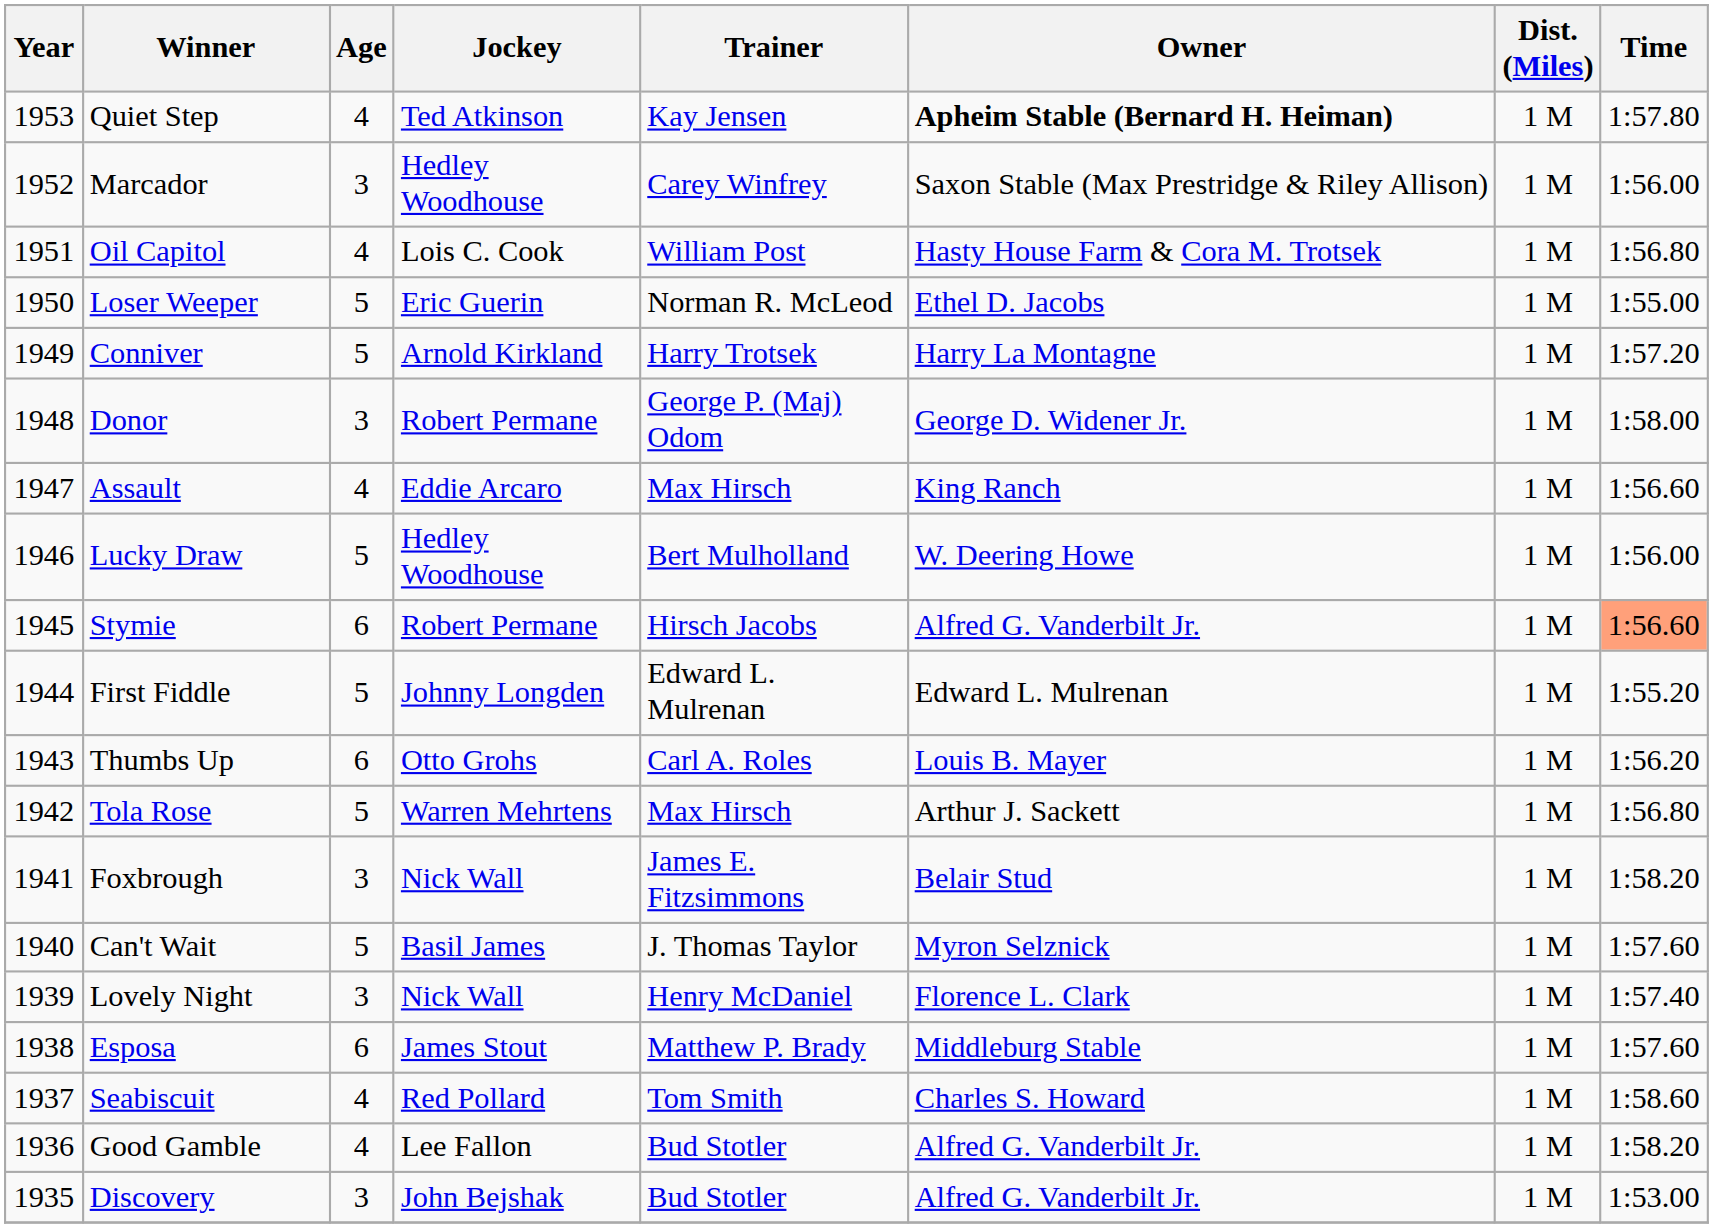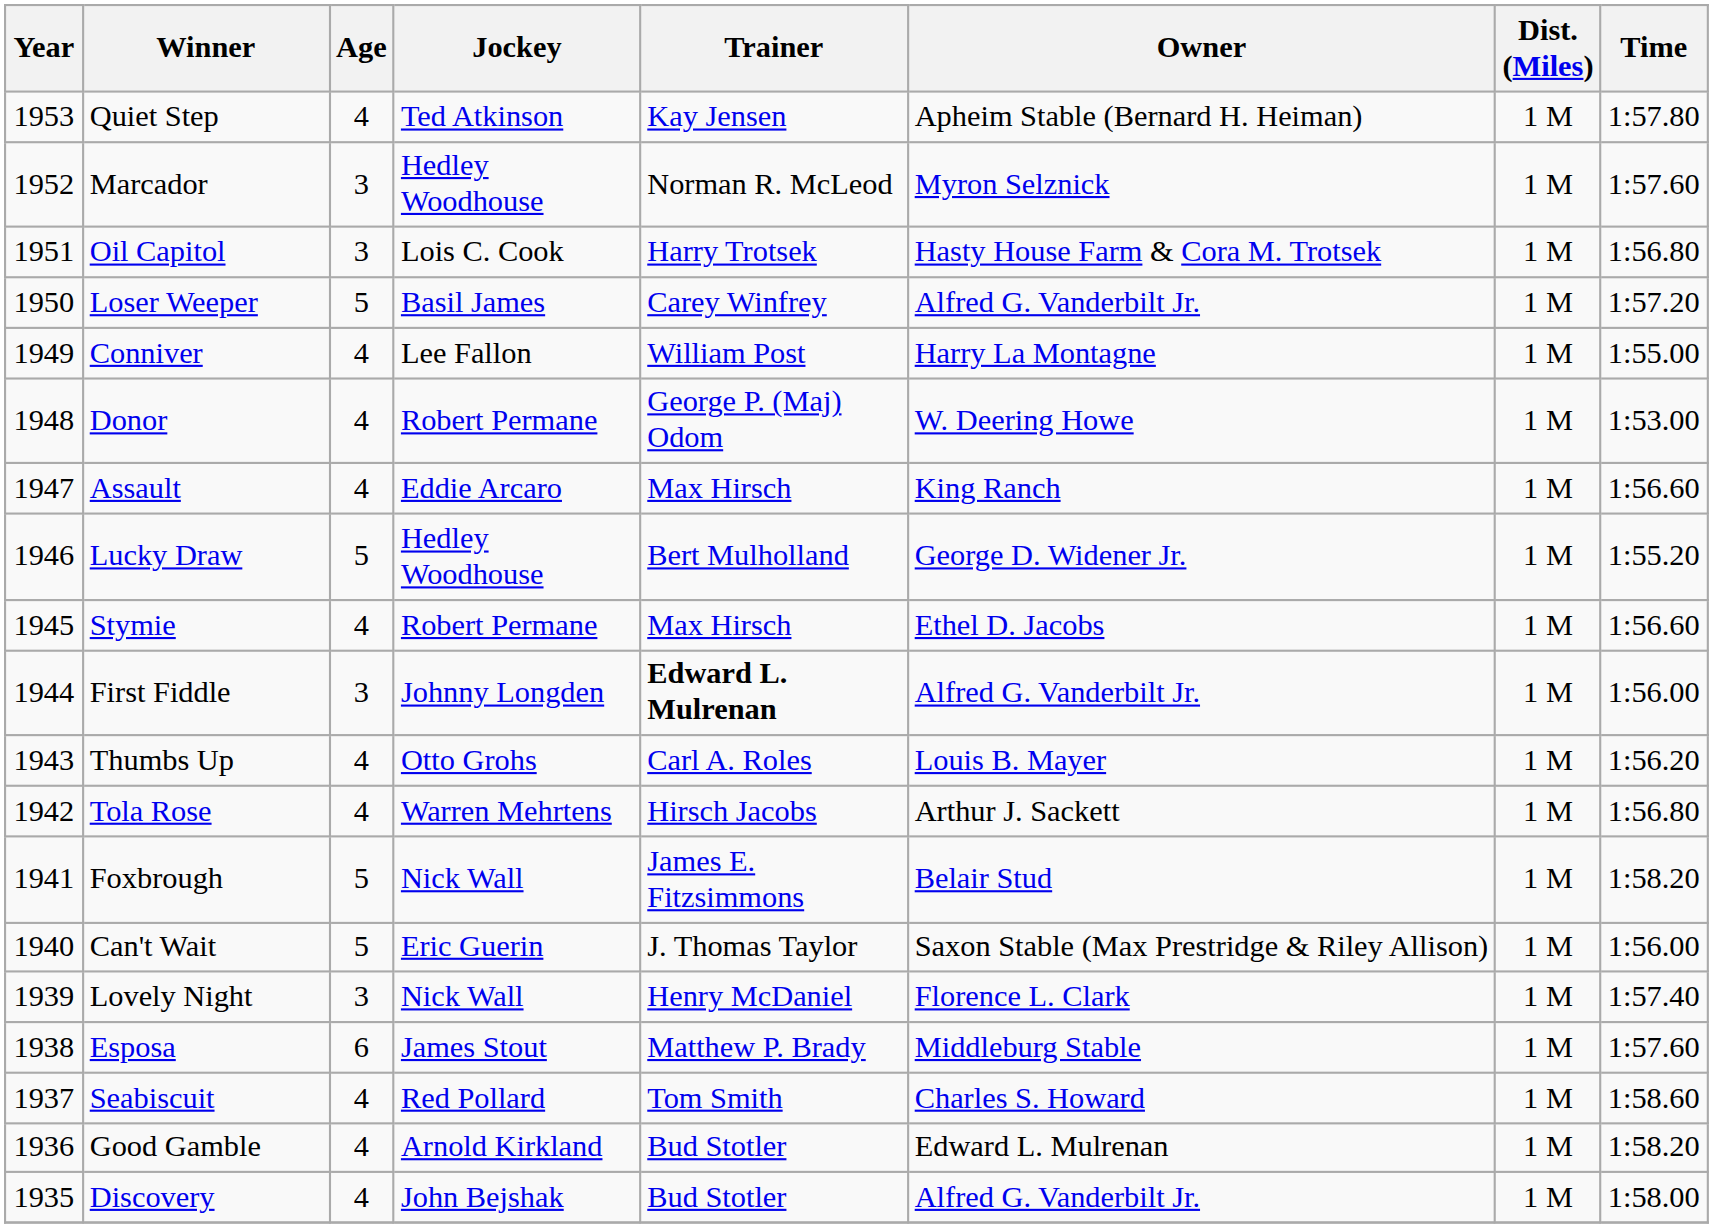(1154, 115) bold -> (1139, 115) normal
(737, 183) Carey Winfrey -> (770, 183) Norman R. McLeod
(1201, 183) Saxon Stable (Max Prestridge & Riley Allison) -> (1012, 183) Myron Selznick
(1654, 183) 1:56.00 -> (1654, 183) 1:57.60
(361, 252) 4 -> (361, 252) 3
(726, 252) William Post -> (732, 252) Harry Trotsek
(472, 302) Eric Guerin -> (473, 302) Basil James
(770, 302) Norman R. McLeod -> (737, 302) Carey Winfrey
(1010, 302) Ethel D. Jacobs -> (1057, 302) Alfred G. Vanderbilt Jr.
(1654, 302) 1:55.00 -> (1654, 302) 1:57.20
(361, 352) 5 -> (361, 352) 4
(502, 352) Arnold Kirkland -> (466, 352) Lee Fallon
(732, 352) Harry Trotsek -> (726, 352) William Post
(1654, 352) 1:57.20 -> (1654, 352) 1:55.00
(361, 420) 3 -> (361, 420) 4
(1051, 420) George D. Widener Jr. -> (1024, 420) W. Deering Howe
(1654, 420) 1:58.00 -> (1654, 420) 1:53.00
(1024, 556) W. Deering Howe -> (1051, 556) George D. Widener Jr.
(1654, 556) 1:56.00 -> (1654, 556) 1:55.20
(361, 624) 6 -> (361, 624) 4
(732, 624) Hirsch Jacobs -> (719, 624) Max Hirsch
(1057, 624) Alfred G. Vanderbilt Jr. -> (1010, 624) Ethel D. Jacobs
(1654, 624) lightsalmon background -> (1654, 624) no background
(361, 692) 5 -> (361, 692) 3
(711, 692) normal -> (717, 692) bold
(1042, 692) Edward L. Mulrenan -> (1057, 692) Alfred G. Vanderbilt Jr.
(1654, 692) 1:55.20 -> (1654, 692) 1:56.00
(361, 760) 6 -> (361, 760) 4
(361, 810) 5 -> (361, 810) 4
(719, 810) Max Hirsch -> (732, 810) Hirsch Jacobs
(361, 878) 3 -> (361, 878) 5
(473, 946) Basil James -> (472, 946) Eric Guerin
(1012, 946) Myron Selznick -> (1201, 946) Saxon Stable (Max Prestridge & Riley Allison)
(1654, 946) 1:57.60 -> (1654, 946) 1:56.00
(466, 1147) Lee Fallon -> (502, 1147) Arnold Kirkland
(1057, 1147) Alfred G. Vanderbilt Jr. -> (1042, 1147) Edward L. Mulrenan
(361, 1197) 3 -> (361, 1197) 4
(1654, 1197) 1:53.00 -> (1654, 1197) 1:58.00
